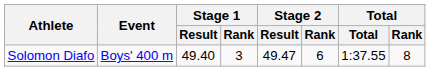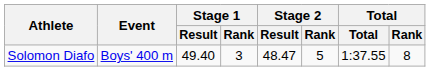(279, 56) 49.47 -> (279, 56) 48.47
(320, 56) 6 -> (320, 56) 5
